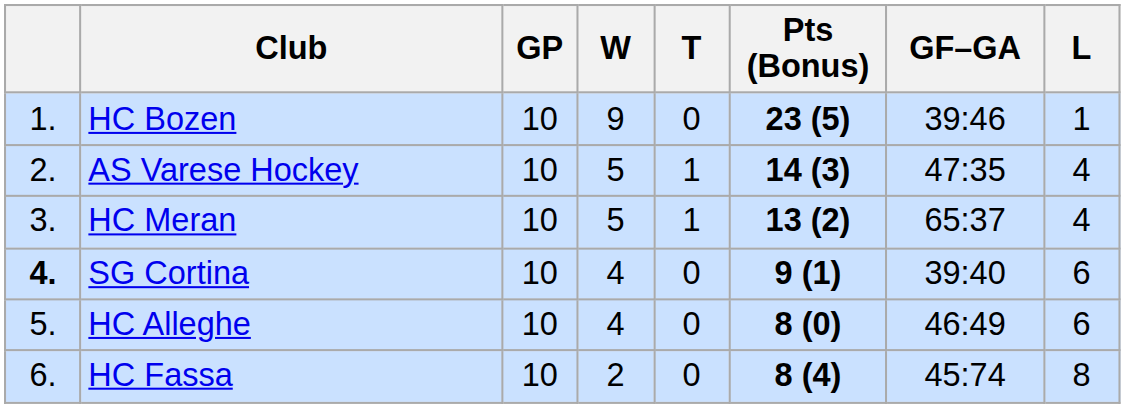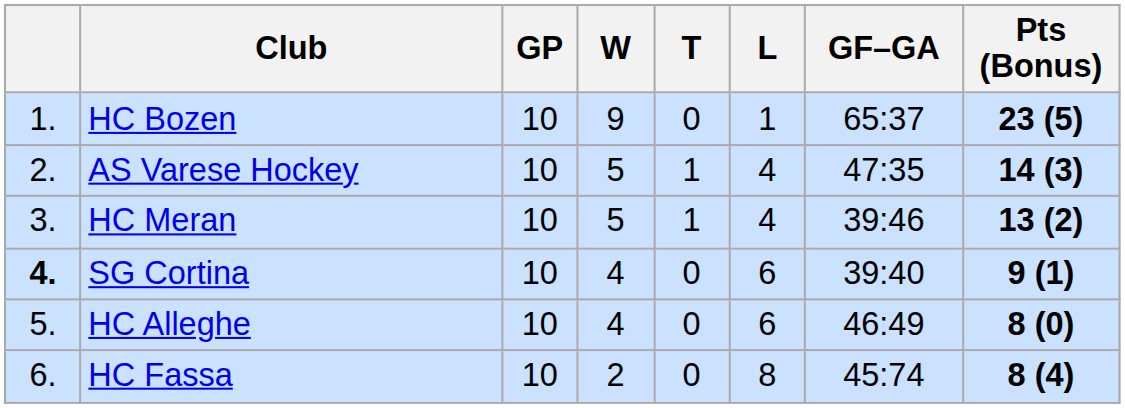columns swapped: (1082, 48) <-> (808, 48)
(965, 118) 39:46 -> (884, 118) 65:37
(965, 221) 65:37 -> (884, 221) 39:46
